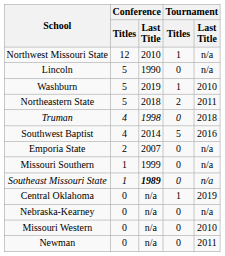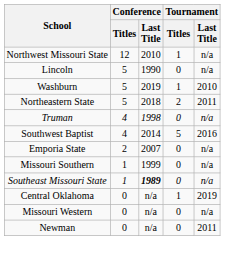(207, 117) 2018 -> (207, 117) n/a
- row: (57, 212)
(207, 228) 2010 -> (207, 212) n/a
